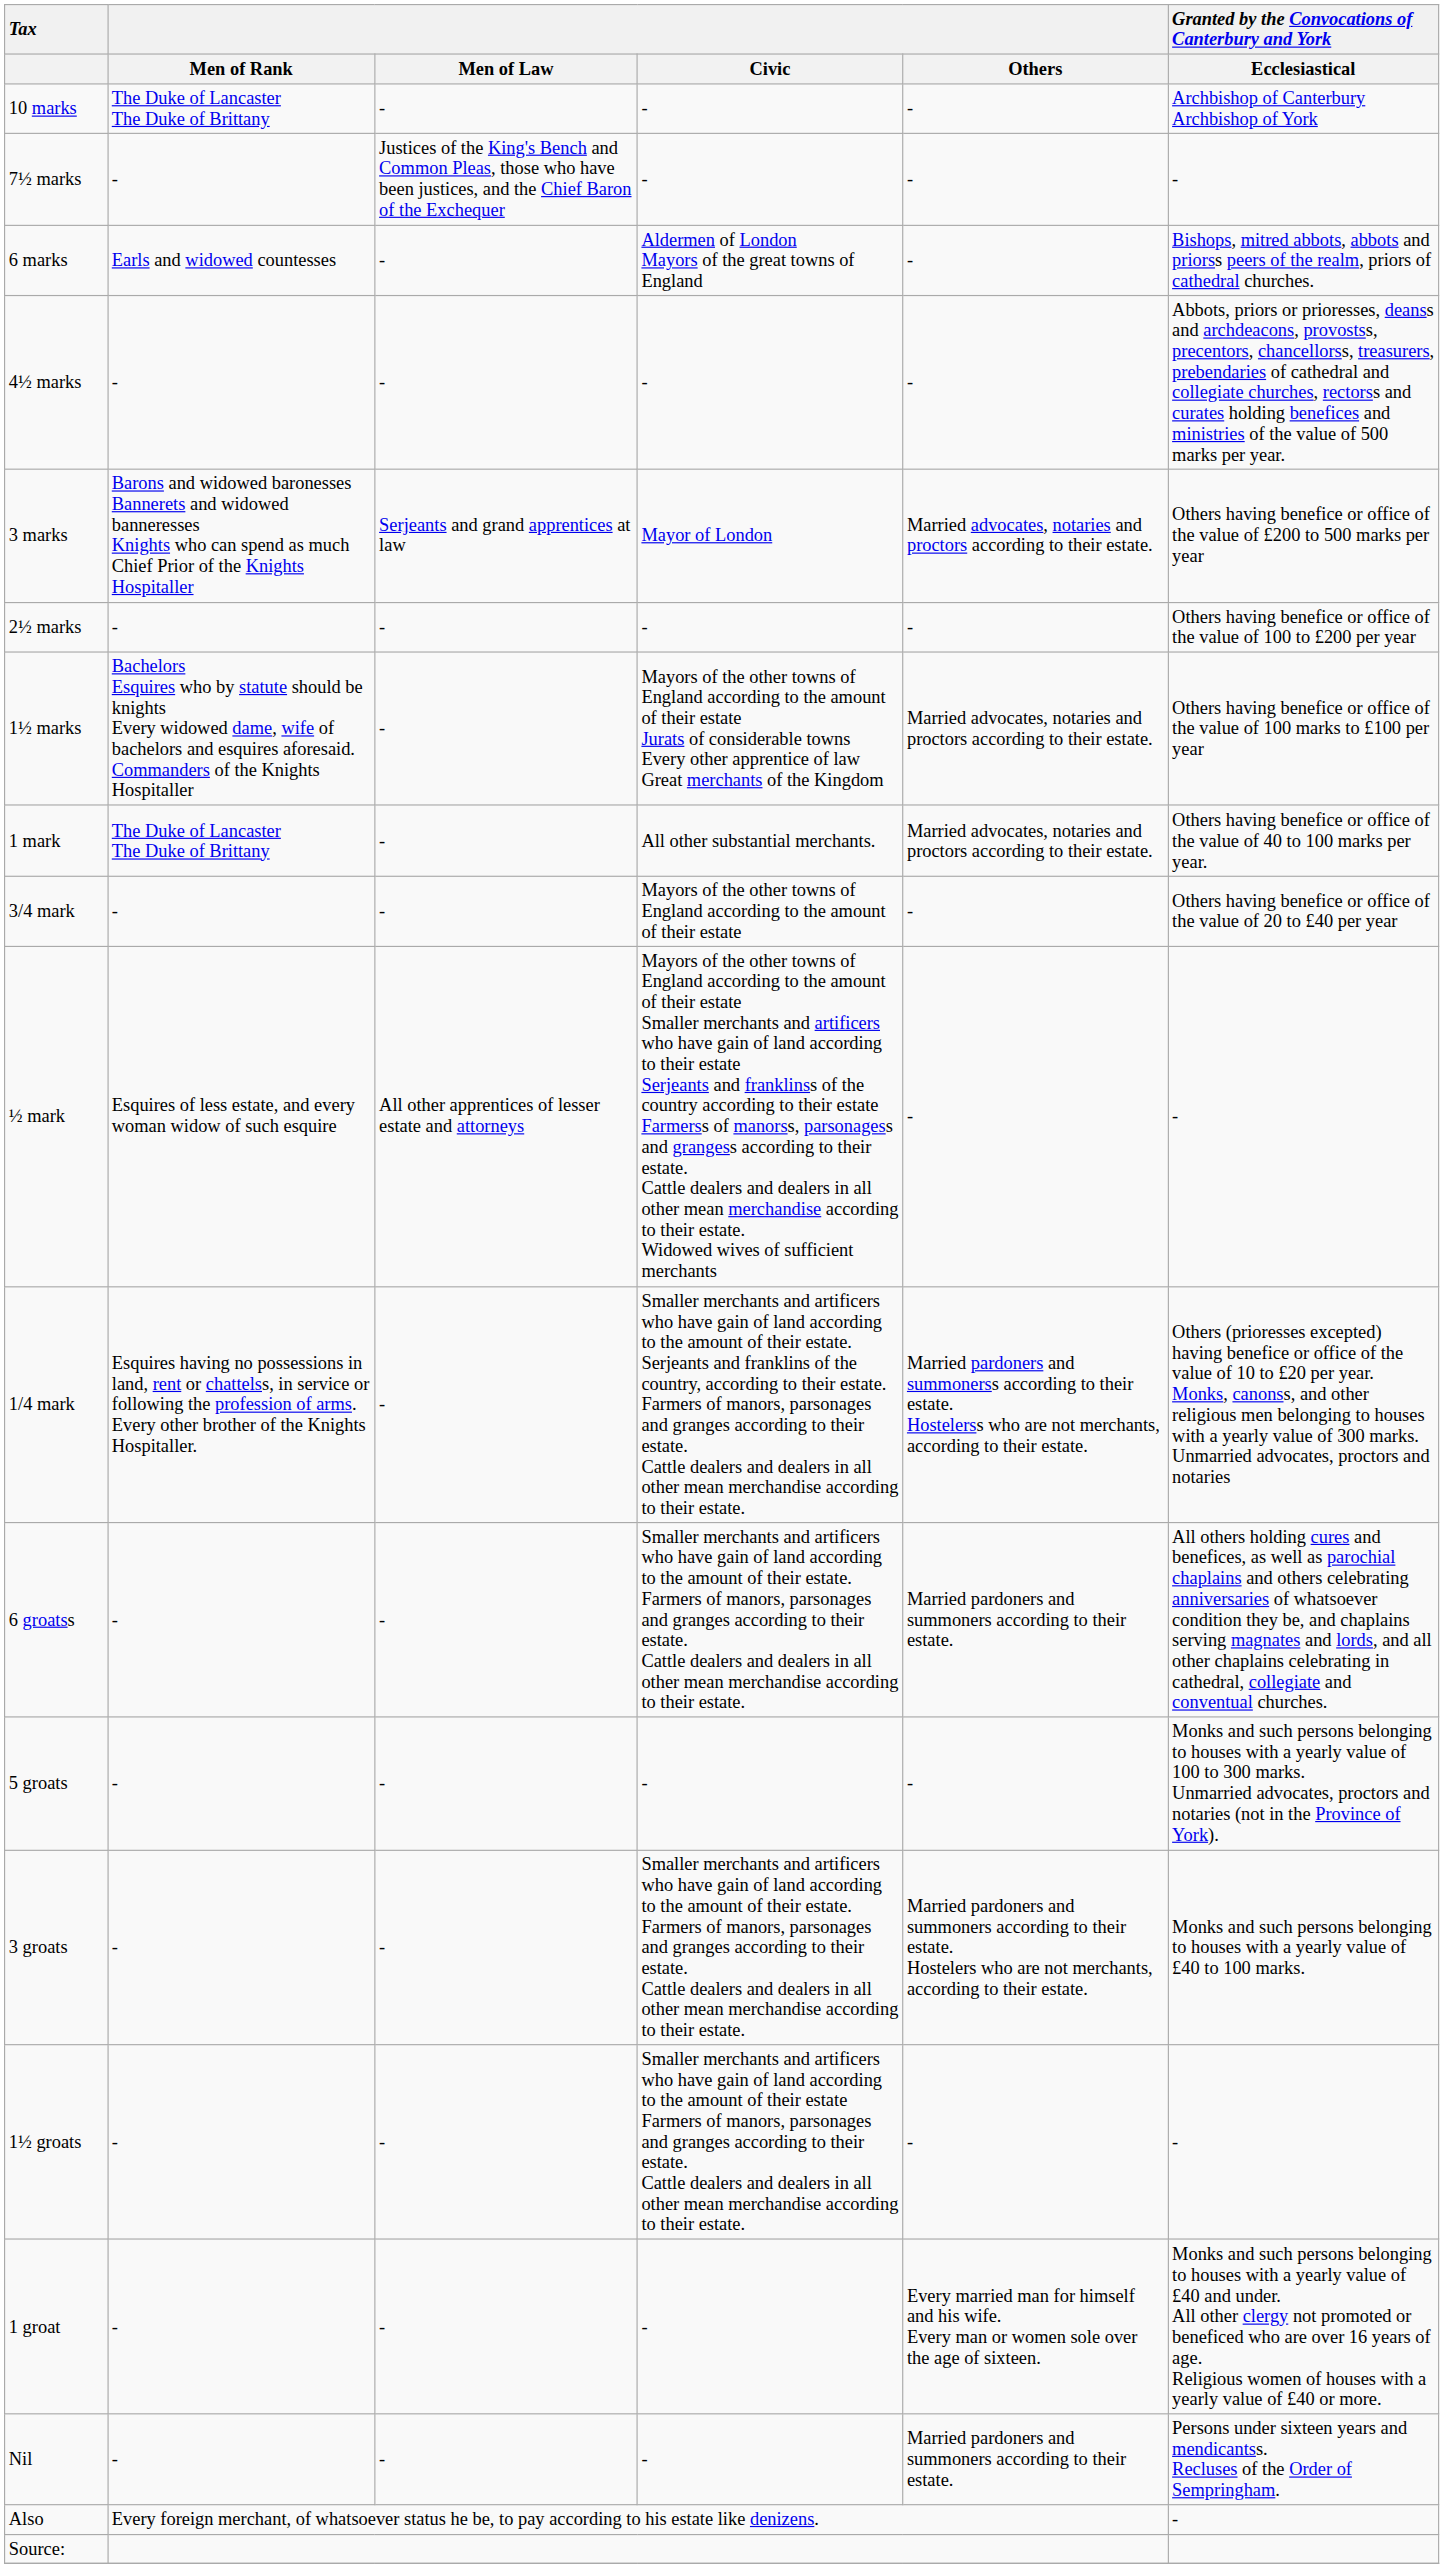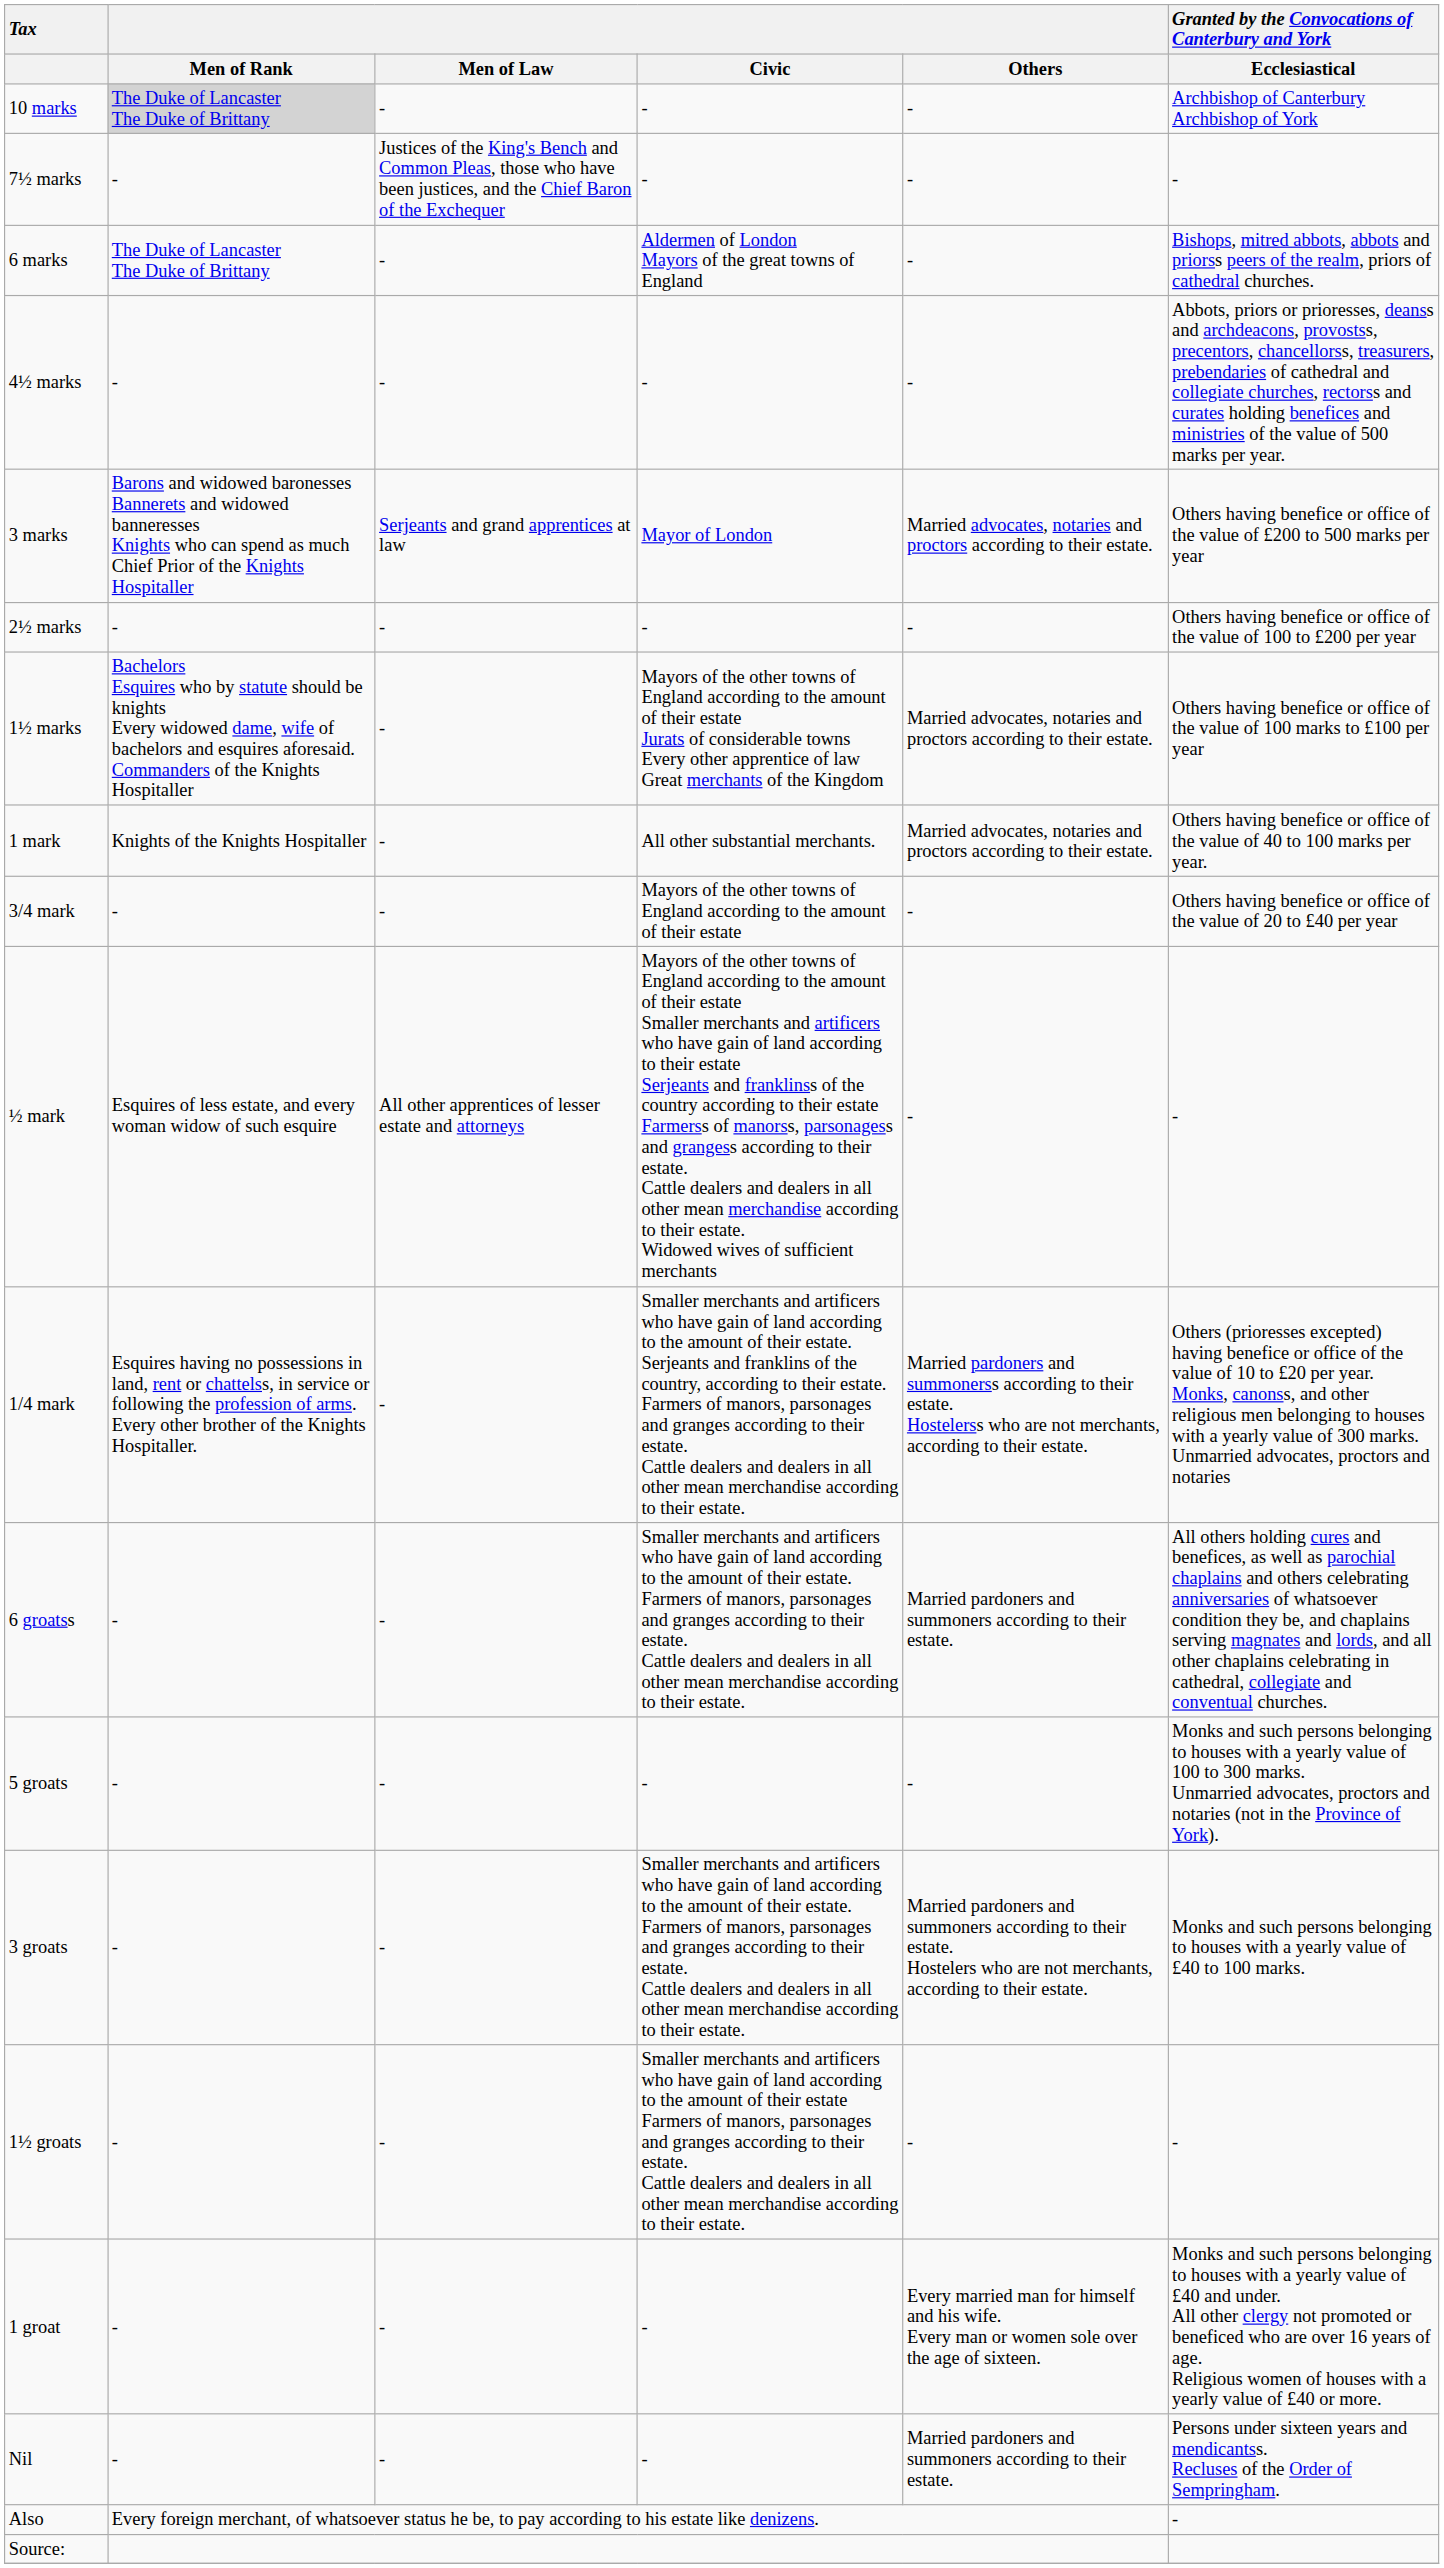(196, 108) no background -> (196, 108) lightgrey background
(224, 260) Earls and widowed countesses -> (196, 260) The Duke of Lancaster The Duke of Brittany
(196, 840) The Duke of Lancaster The Duke of Brittany -> (239, 840) Knights of the Knights Hospitaller
